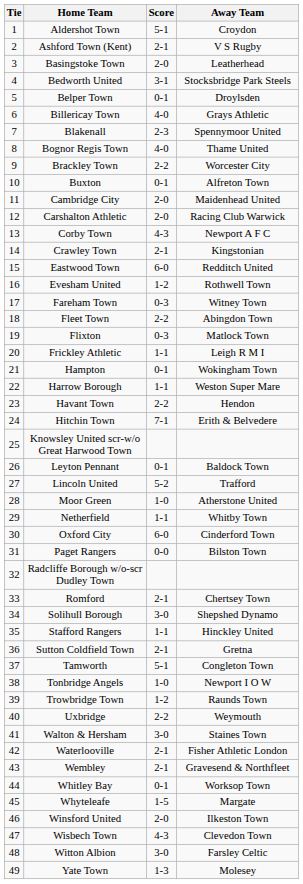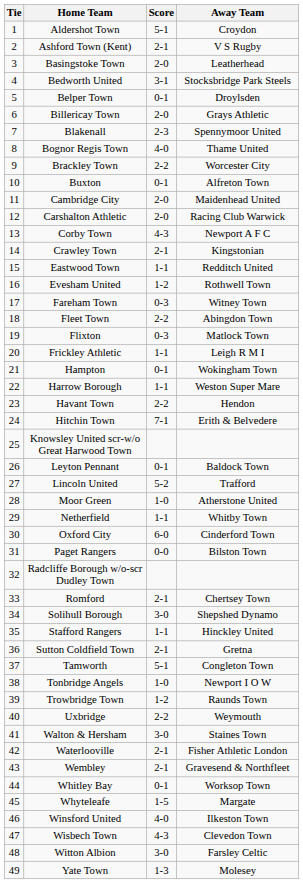(161, 115) 4-0 -> (161, 115) 2-0
(161, 268) 6-0 -> (161, 268) 1-1
(161, 819) 2-0 -> (161, 819) 4-0
